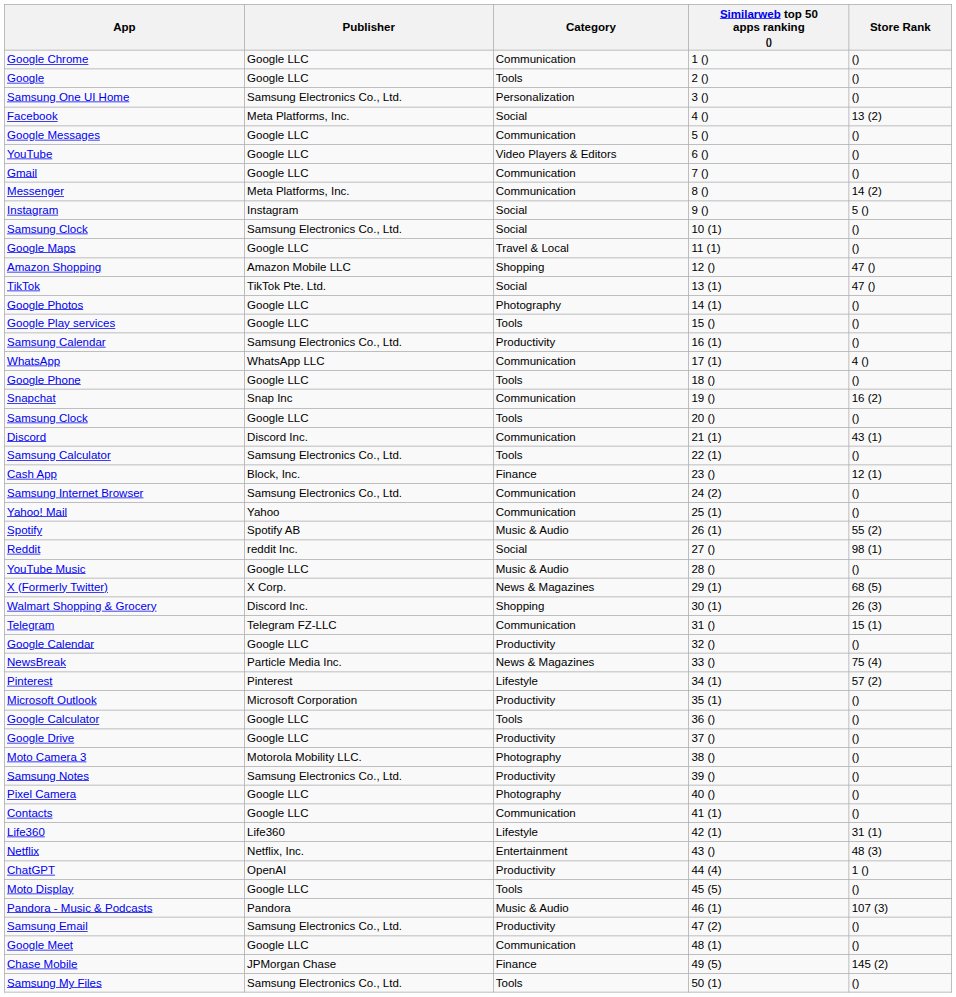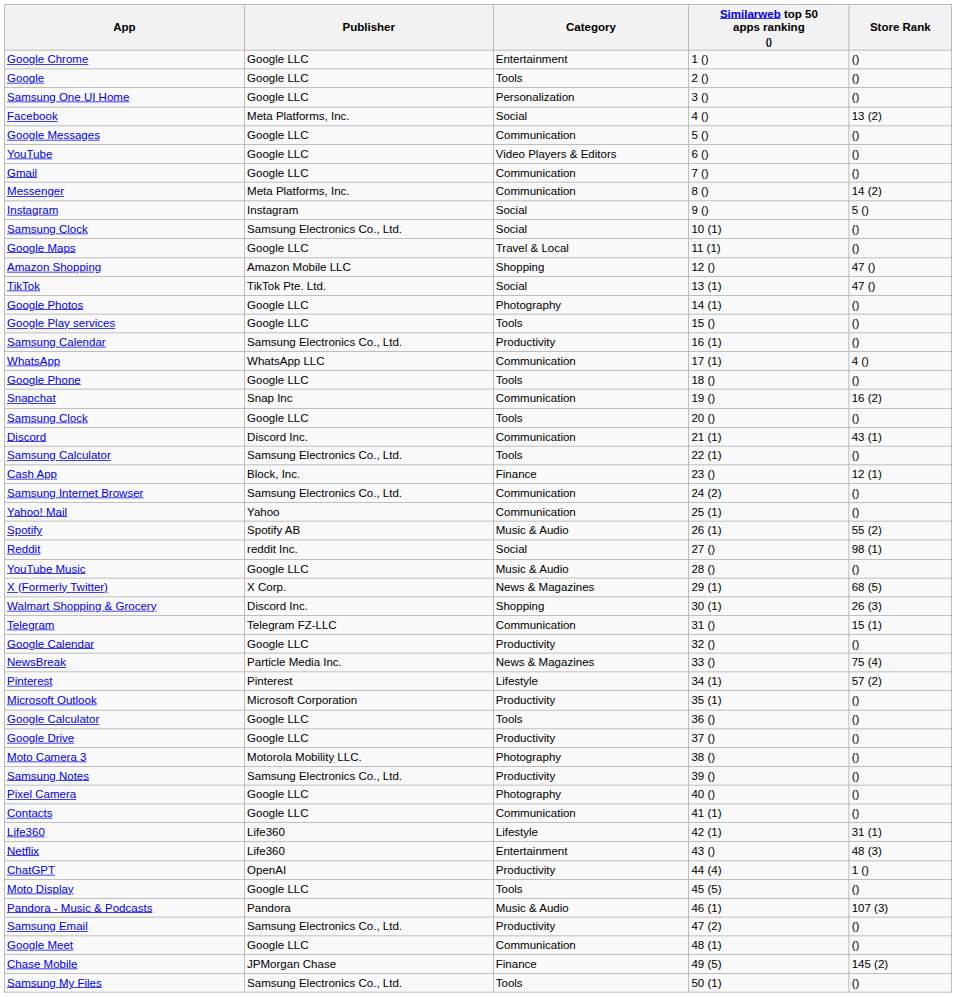(536, 60) Communication -> (532, 60) Entertainment
(325, 97) Samsung Electronics Co., Ltd. -> (278, 97) Google LLC
(276, 851) Netflix, Inc. -> (266, 851) Life360
